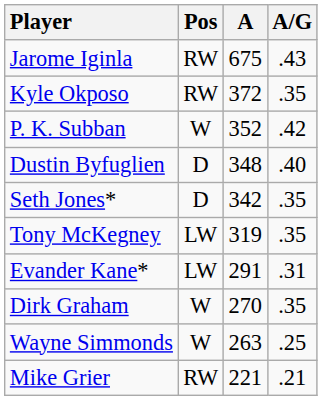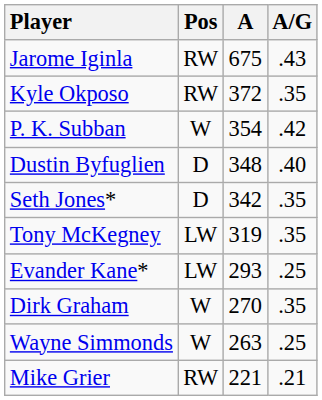(245, 128) 352 -> (245, 128) 354
(245, 270) 291 -> (245, 270) 293
(292, 270) .31 -> (292, 270) .25
